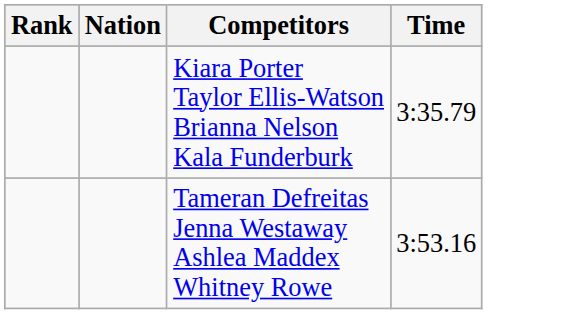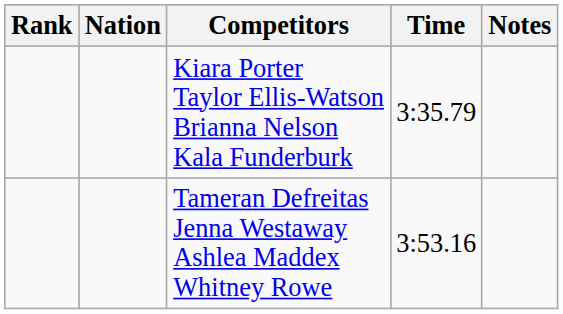+ column: (520, 25)
